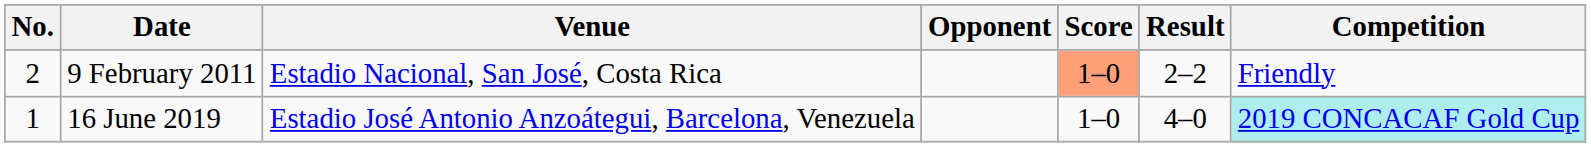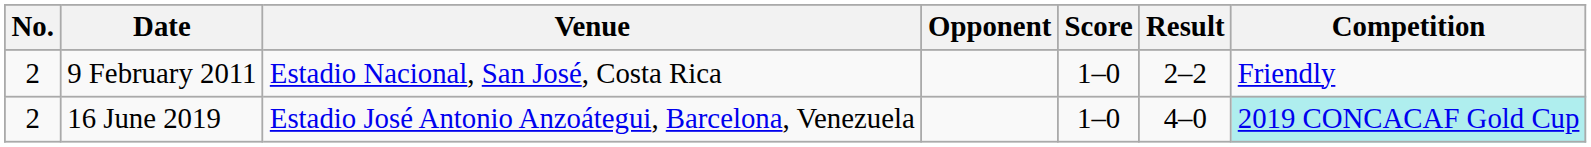(1099, 73) lightsalmon background -> (1099, 73) no background
(33, 118) 1 -> (33, 118) 2
